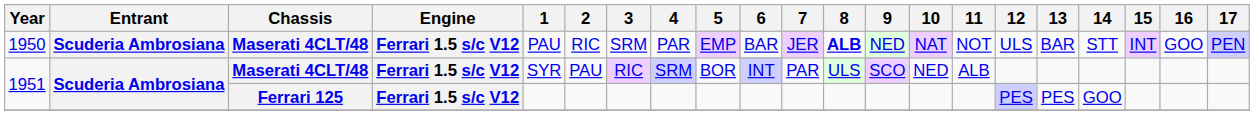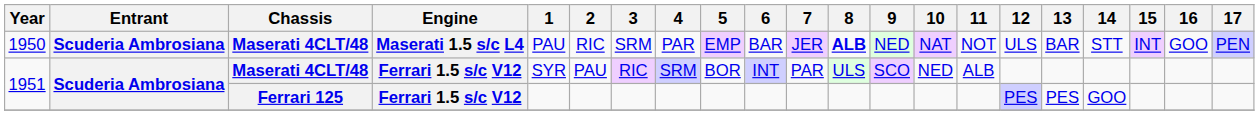(448, 45) Ferrari 1.5 s/c V12 -> (450, 45) Maserati 1.5 s/c L4
